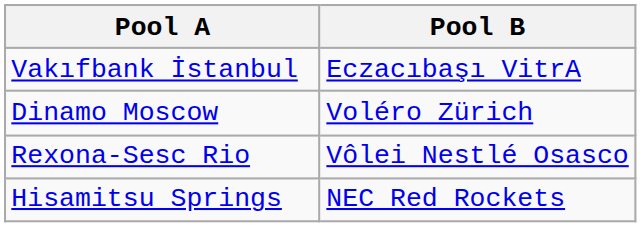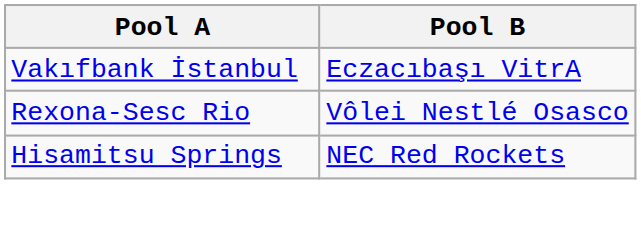- row: (115, 113)
